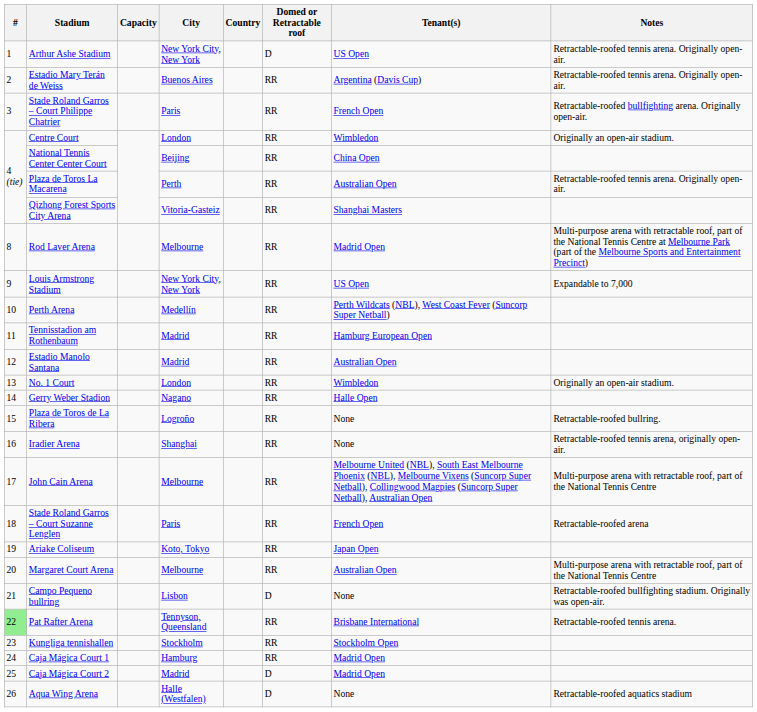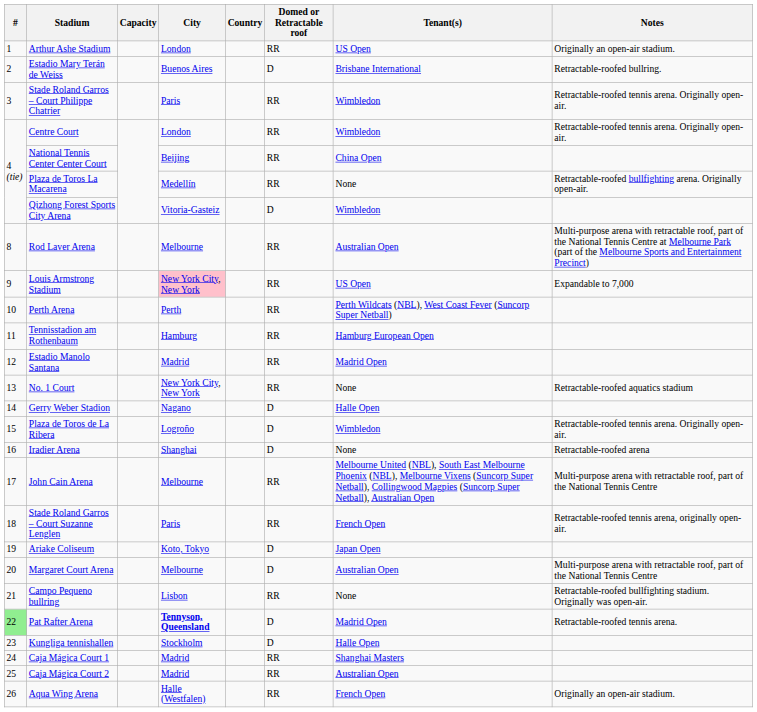(191, 54) New York City, New York -> (176, 48) London
(268, 54) D -> (273, 48) RR
(648, 54) Retractable-roofed tennis arena. Originally open-air. -> (615, 48) Originally an open-air stadium.
(271, 80) RR -> (270, 69) D
(377, 80) Argentina (Davis Cup) -> (378, 69) Brisbane International
(648, 80) Retractable-roofed tennis arena. Originally open-air. -> (608, 69) Retractable-roofed bullring.
(358, 111) French Open -> (358, 100) Wimbledon
(647, 111) Retractable-roofed bullfighting arena. Originally open-air. -> (649, 100) Retractable-roofed tennis arena. Originally open-air.
(614, 137) Originally an open-air stadium. -> (649, 132) Retractable-roofed tennis arena. Originally open-air.
(171, 184) Perth -> (178, 184) Medellín
(365, 184) Australian Open -> (346, 184) None
(648, 184) Retractable-roofed tennis arena. Originally open-air. -> (648, 184) Retractable-roofed bullfighting arena. Originally open-air.
(271, 210) RR -> (270, 210) D
(368, 210) Shanghai Masters -> (358, 210) Wimbledon
(359, 247) Madrid Open -> (367, 247) Australian Open
(191, 284) no background -> (191, 284) pink background
(178, 310) Medellín -> (171, 310) Perth
(175, 336) Madrid -> (179, 336) Hamburg
(365, 362) Australian Open -> (361, 362) Madrid Open
(176, 382) London -> (191, 388) New York City, New York
(356, 382) Wimbledon -> (346, 388) None
(614, 382) Originally an open-air stadium. -> (624, 388) Retractable-roofed aquatics stadium
(271, 398) RR -> (270, 408) D
(271, 418) RR -> (270, 429) D
(344, 418) None -> (358, 429) Wimbledon
(607, 418) Retractable-roofed bullring. -> (649, 429) Retractable-roofed tennis arena. Originally open-air.
(271, 444) RR -> (270, 450) D
(647, 444) Retractable-roofed tennis arena, originally open-air. -> (602, 450) Retractable-roofed arena
(601, 523) Retractable-roofed arena -> (648, 523) Retractable-roofed tennis arena, originally open-air.
(271, 549) RR -> (270, 549) D
(271, 570) RR -> (270, 570) D
(268, 596) D -> (273, 596) RR
(184, 622) normal -> (185, 622) bold
(271, 622) RR -> (270, 622) D
(376, 622) Brisbane International -> (361, 622) Madrid Open
(271, 643) RR -> (270, 643) D
(366, 643) Stockholm Open -> (357, 643) Halle Open
(179, 658) Hamburg -> (175, 658) Madrid
(359, 658) Madrid Open -> (370, 658) Shanghai Masters
(268, 673) D -> (273, 673) RR
(359, 673) Madrid Open -> (367, 673) Australian Open
(268, 694) D -> (273, 694) RR
(344, 694) None -> (360, 694) French Open
(623, 694) Retractable-roofed aquatics stadium -> (615, 694) Originally an open-air stadium.
